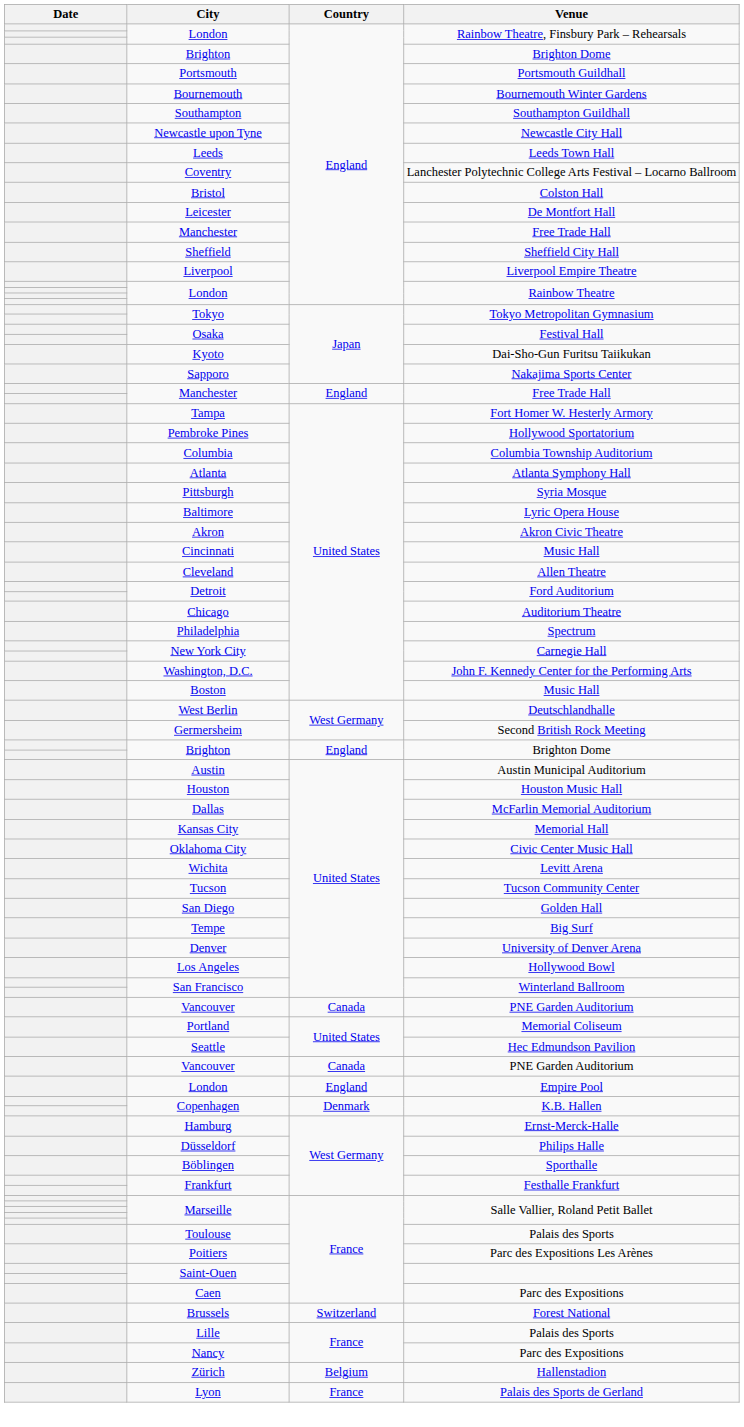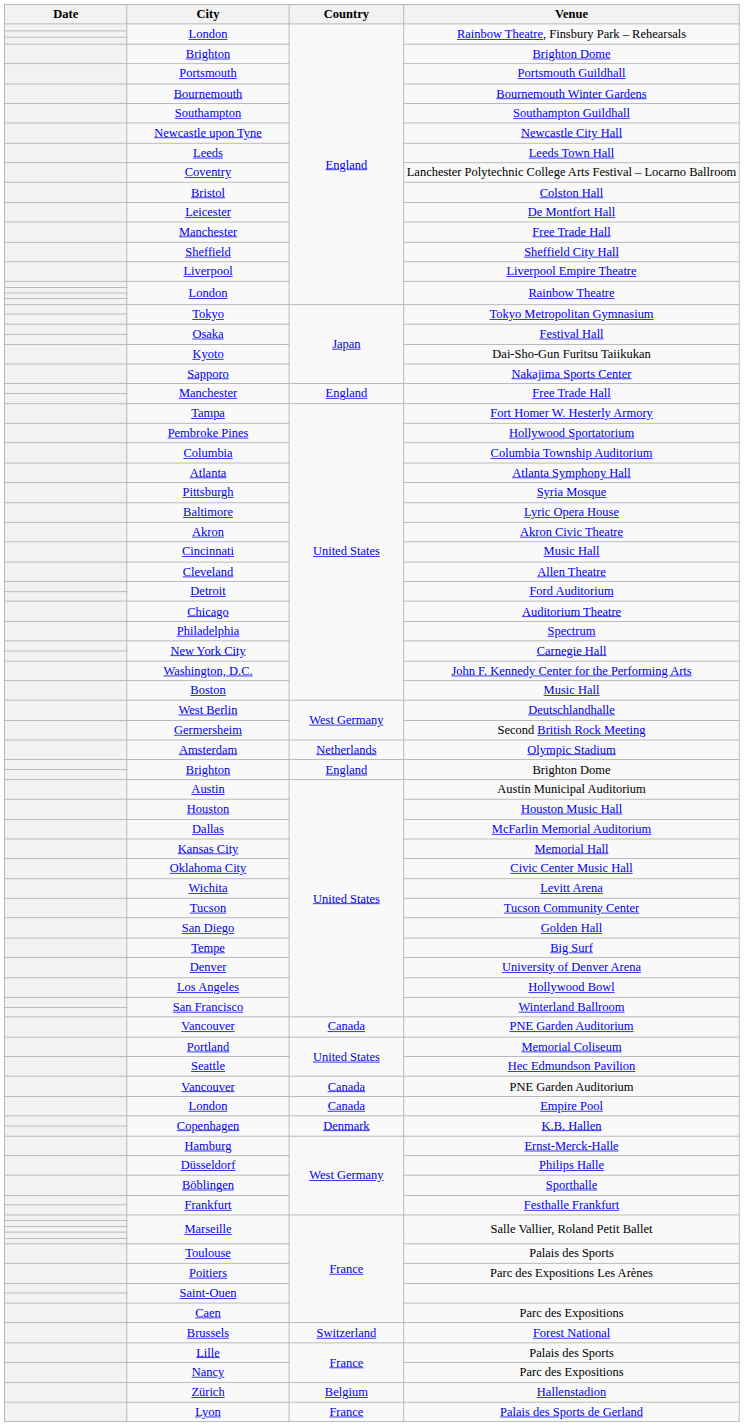+ row: (208, 749)
(346, 1086) England -> (346, 1106) Canada
